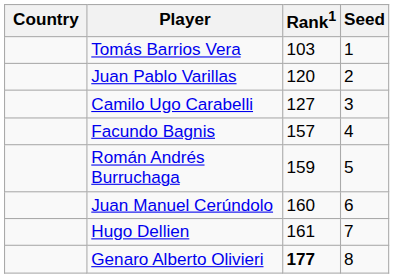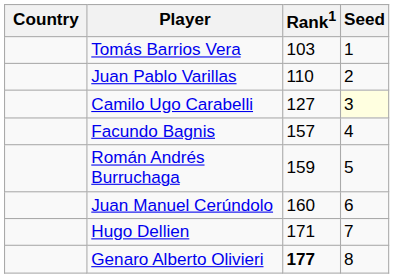(301, 77) 120 -> (300, 77) 110
(349, 104) no background -> (349, 104) lightyellow background
(301, 232) 161 -> (301, 232) 171
